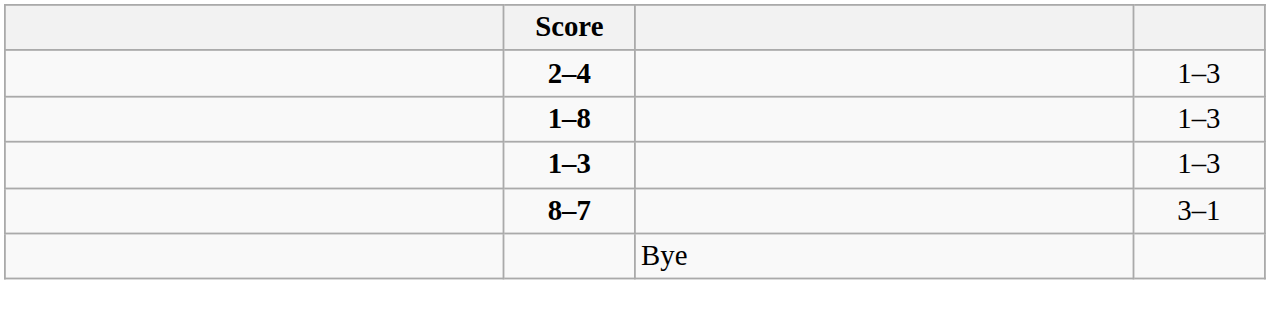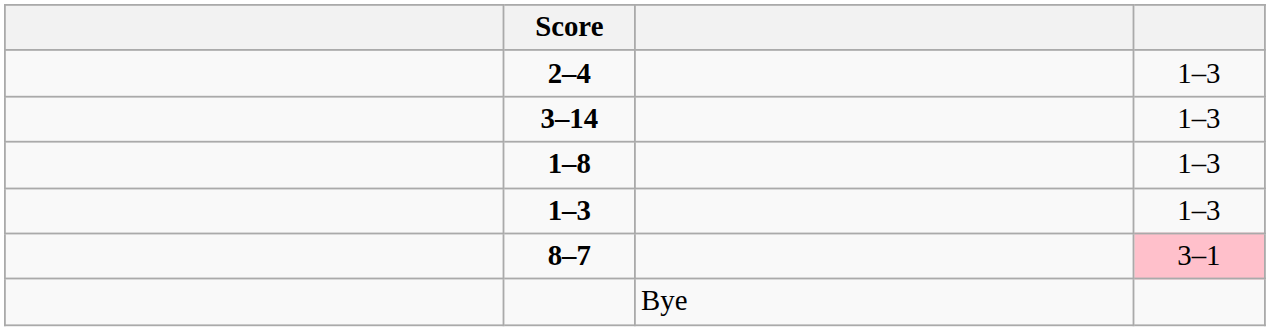+ row: (569, 118)
(1199, 210) no background -> (1199, 255) pink background
